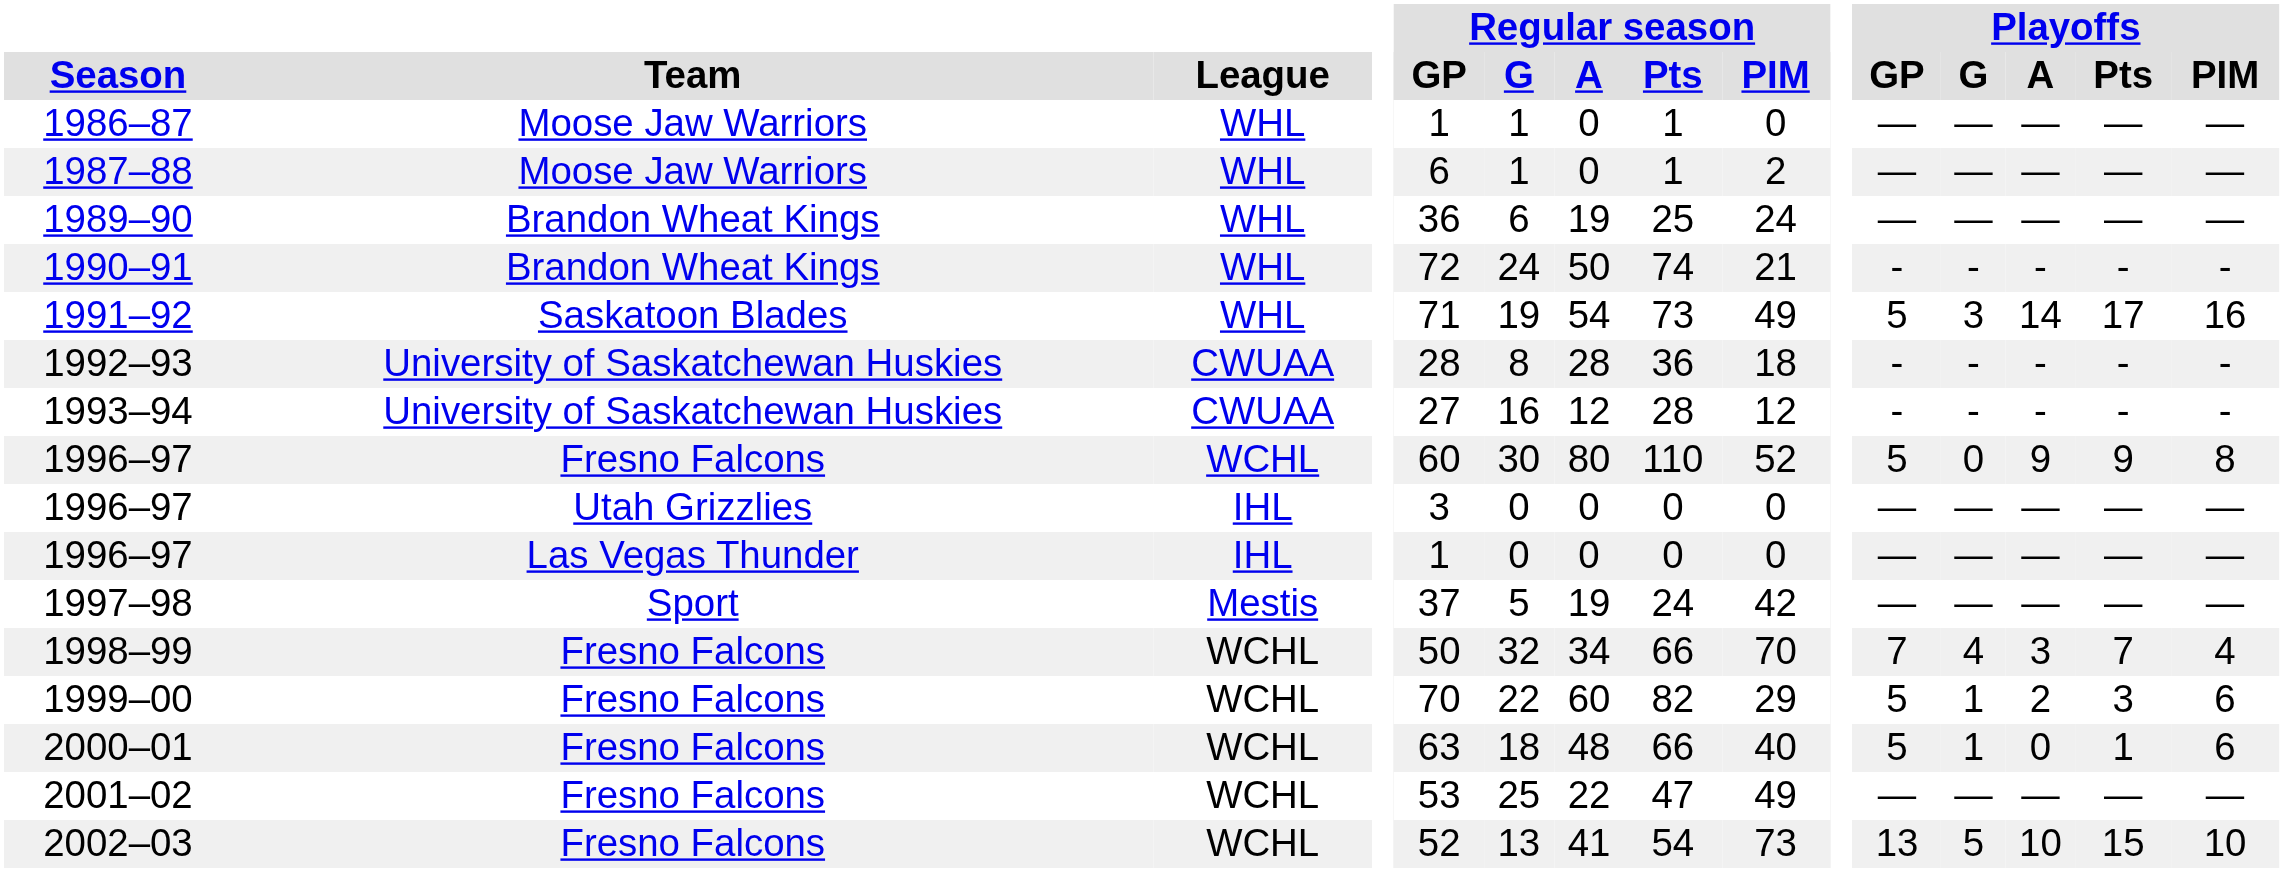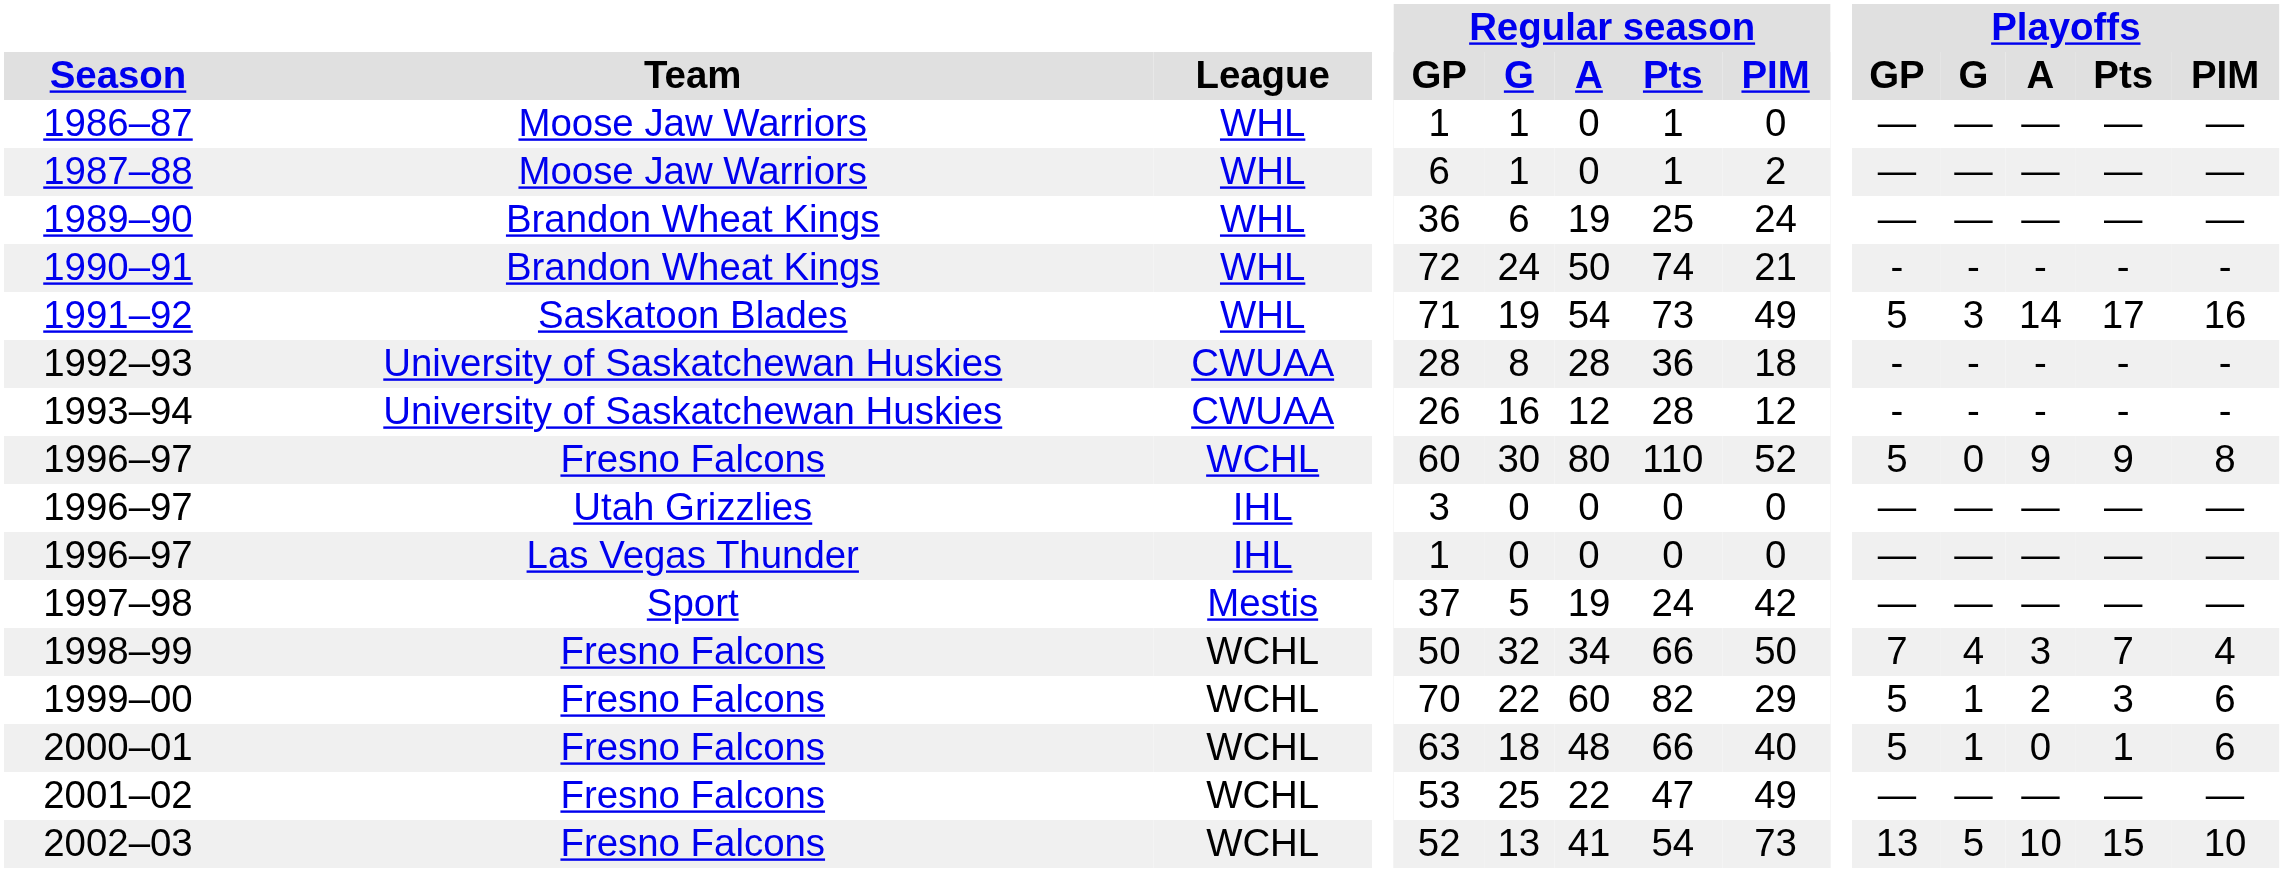(1439, 411) 27 -> (1439, 411) 26
(1776, 651) 70 -> (1776, 651) 50
